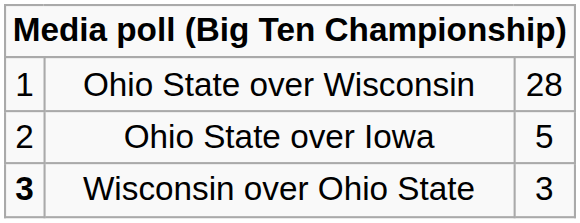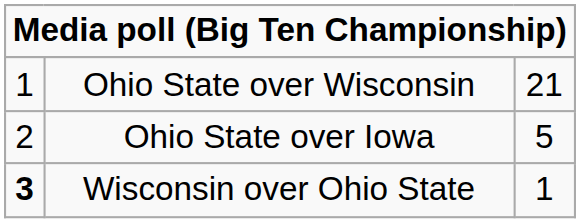(544, 83) 28 -> (544, 83) 21
(544, 189) 3 -> (544, 189) 1
